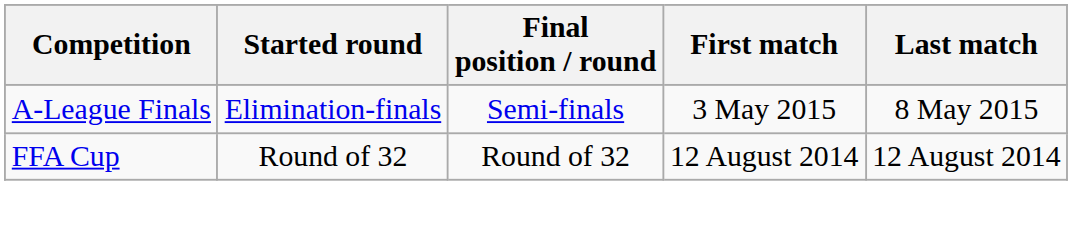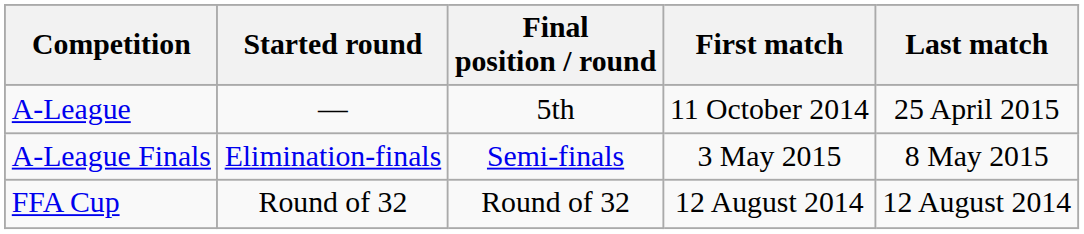+ row: (71, 108)
